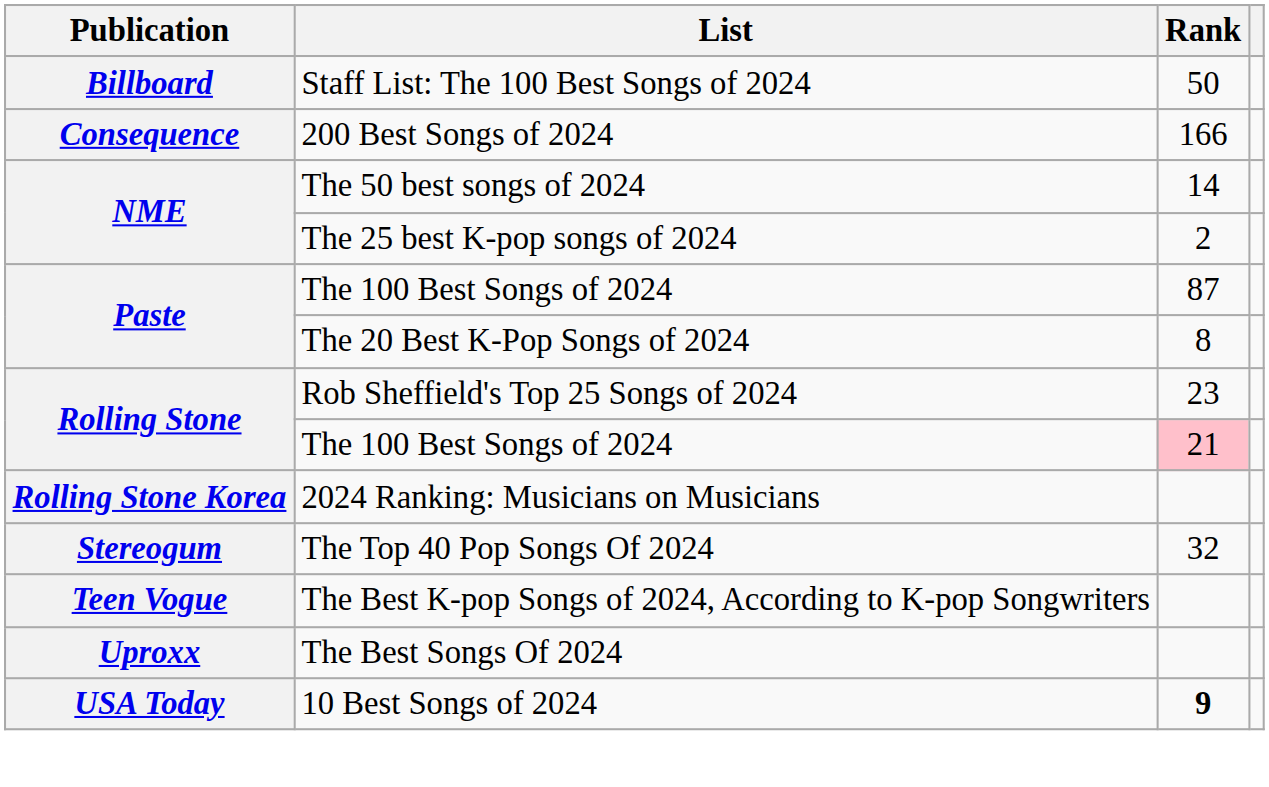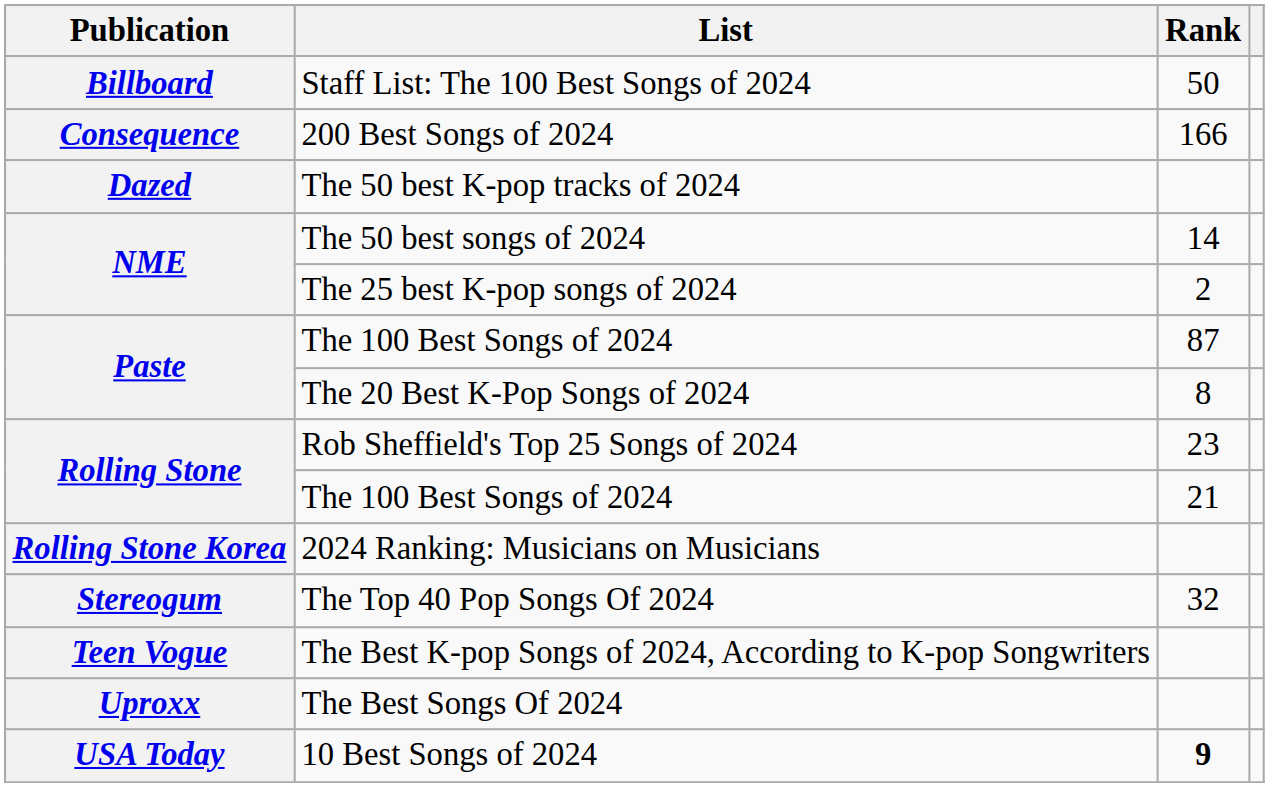+ row: (149, 185)
(1203, 444) pink background -> (1203, 496) no background
